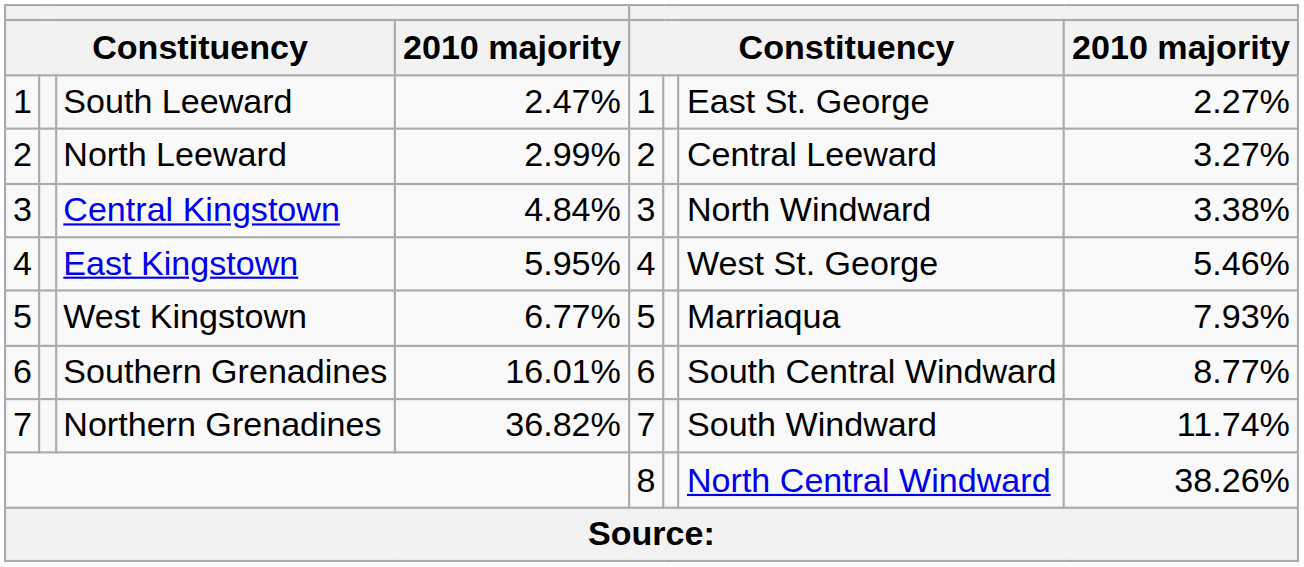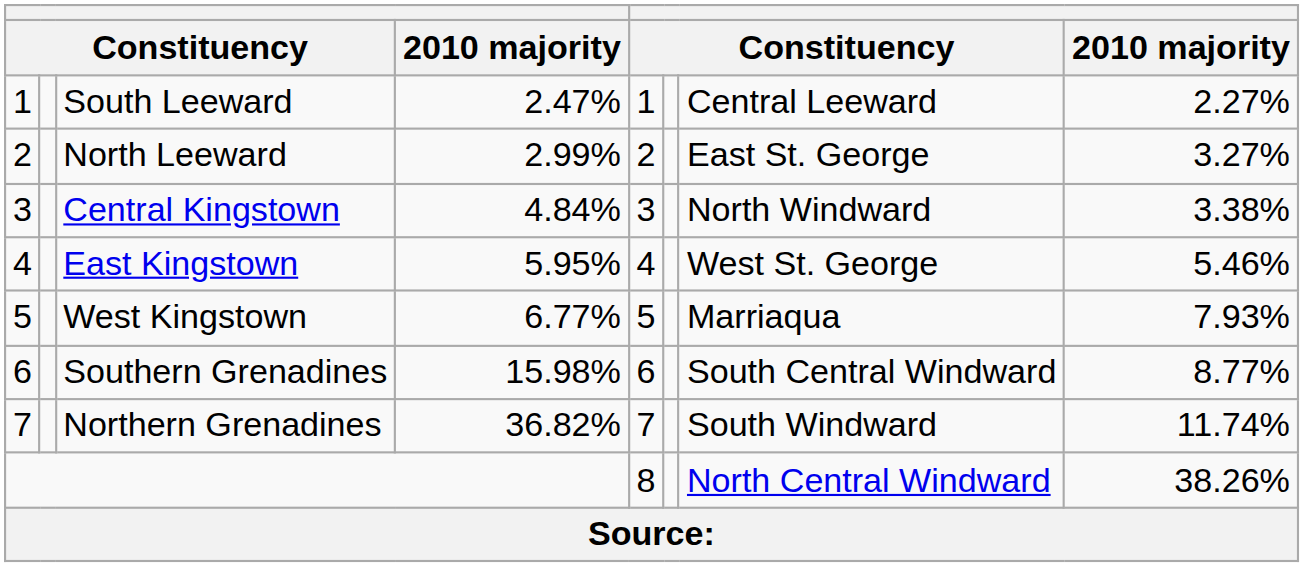(808, 101) East St. George -> (812, 101) Central Leeward
(812, 155) Central Leeward -> (808, 155) East St. George
(563, 371) 16.01% -> (563, 371) 15.98%
